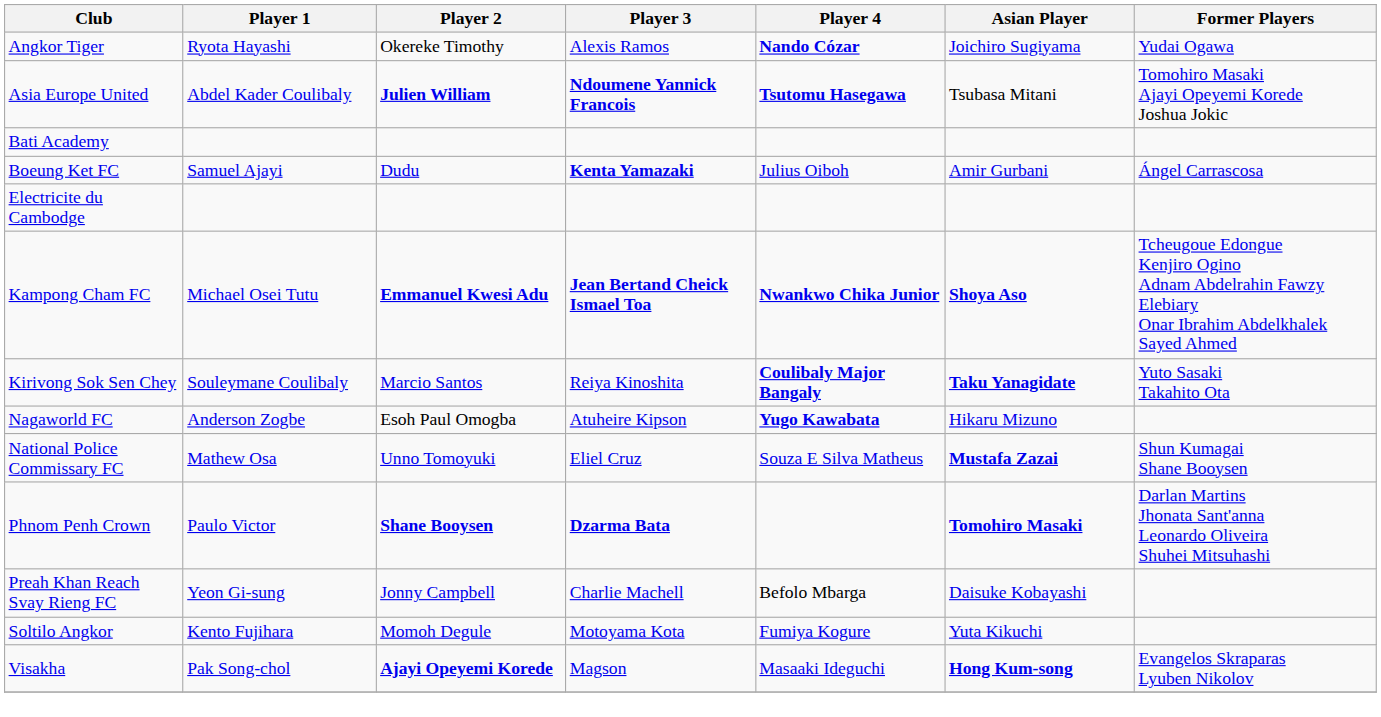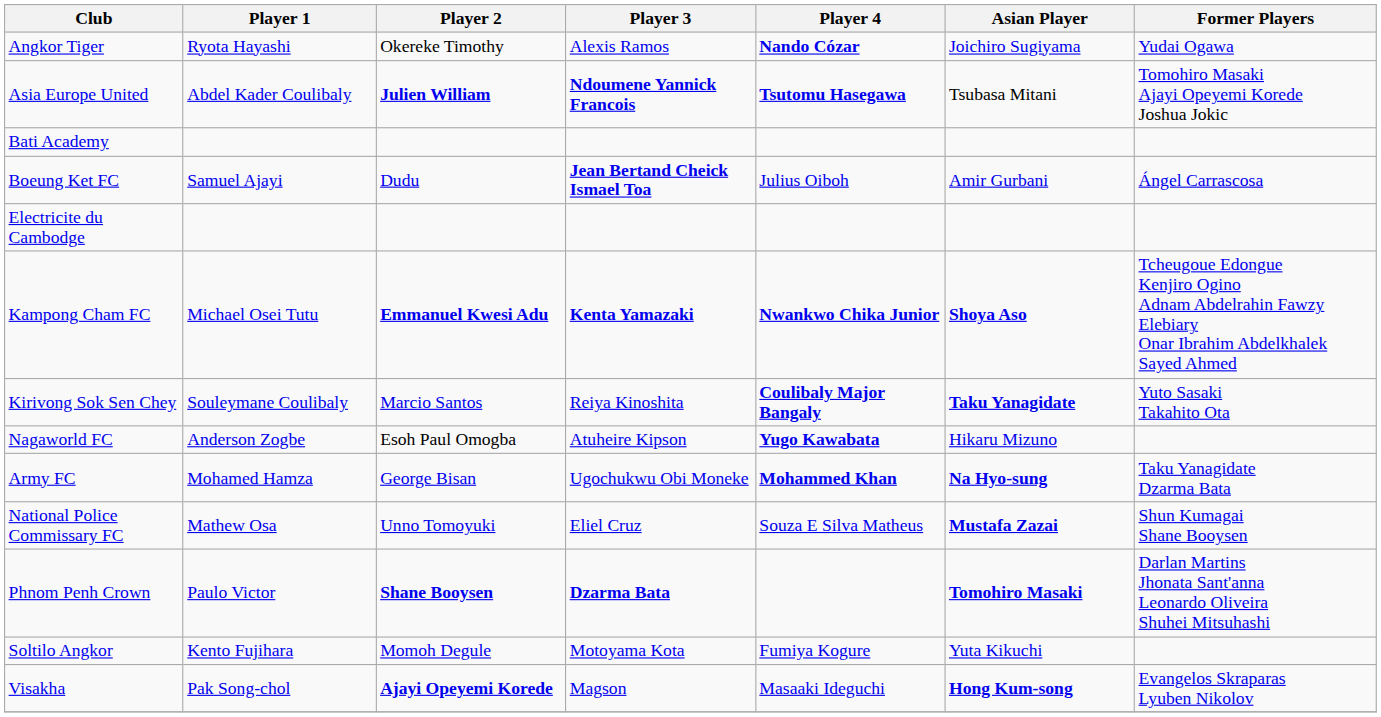(632, 169) Kenta Yamazaki -> (649, 179) Jean Bertand Cheick Ismael Toa
(649, 294) Jean Bertand Cheick Ismael Toa -> (632, 314) Kenta Yamazaki
+ row: (42, 477)
- row: (74, 592)
